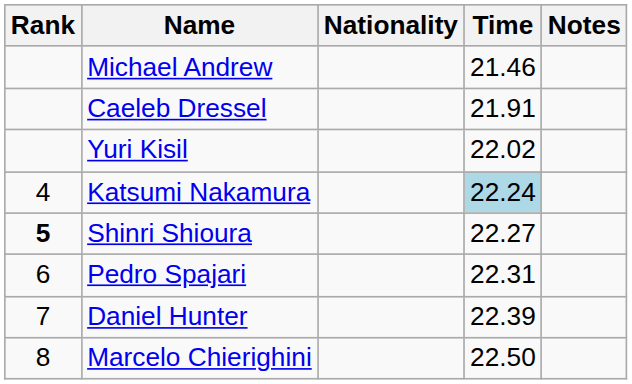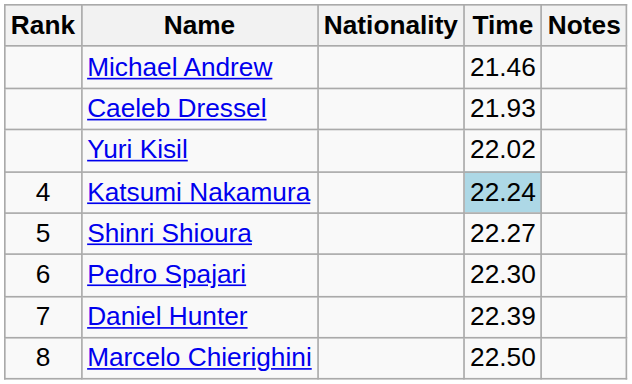(503, 108) 21.91 -> (503, 108) 21.93
(43, 233) bold -> (43, 233) normal
(503, 274) 22.31 -> (503, 274) 22.30
